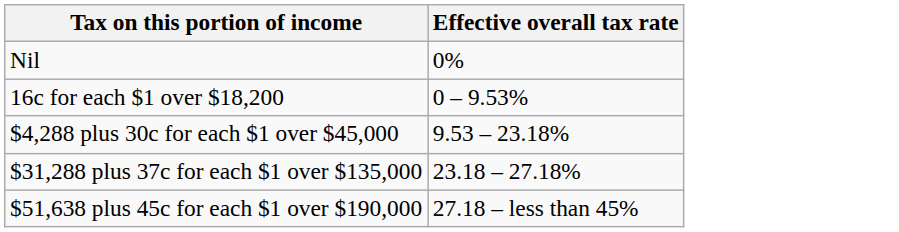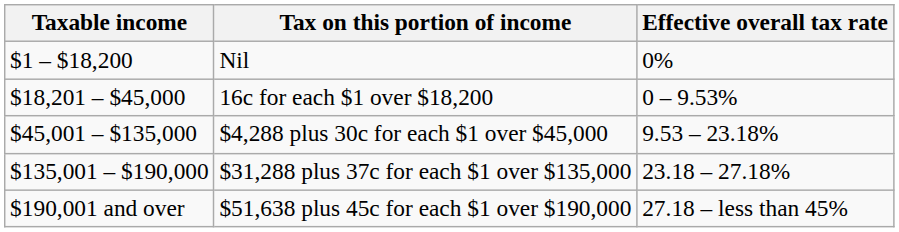+ column: (109, 23)
